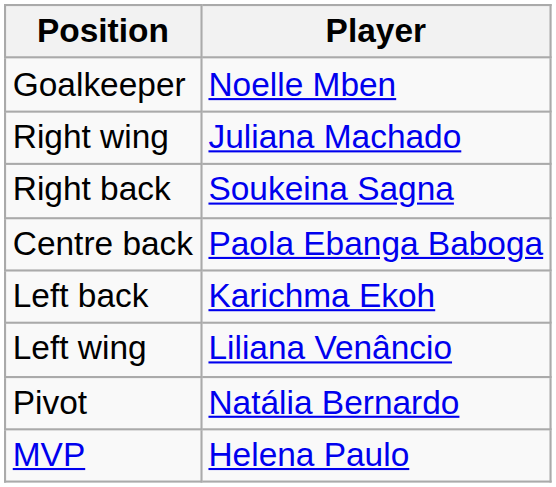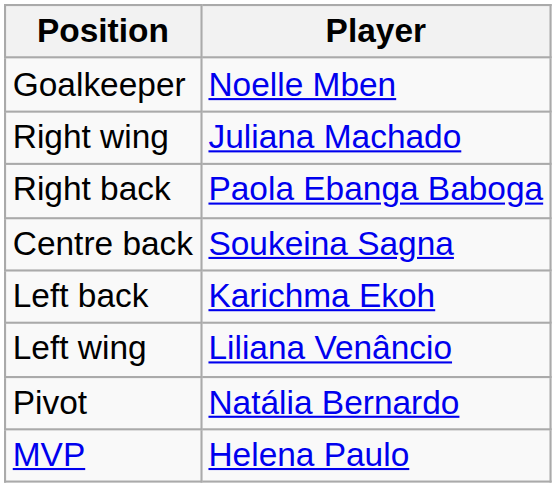(331, 190) Soukeina Sagna -> (376, 190) Paola Ebanga Baboga
(376, 243) Paola Ebanga Baboga -> (331, 243) Soukeina Sagna
